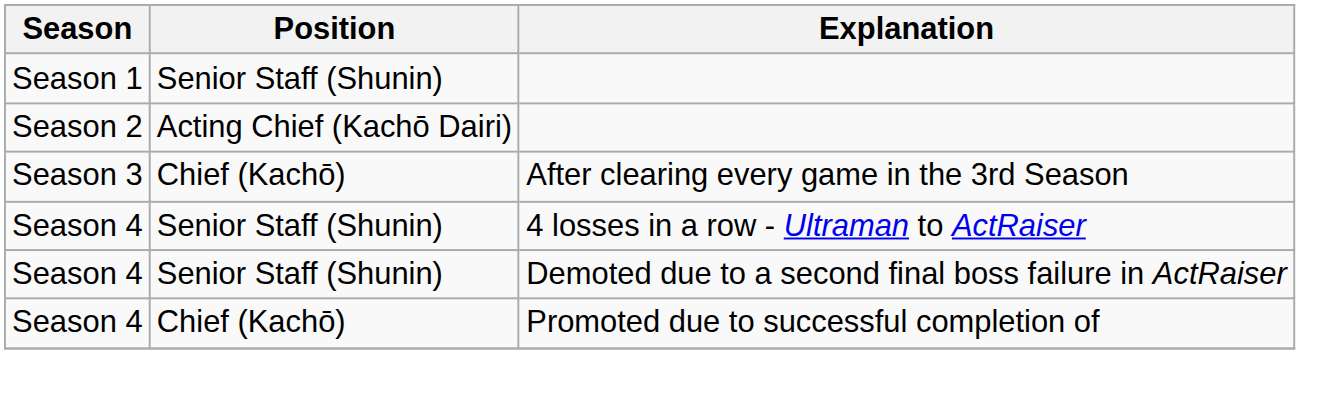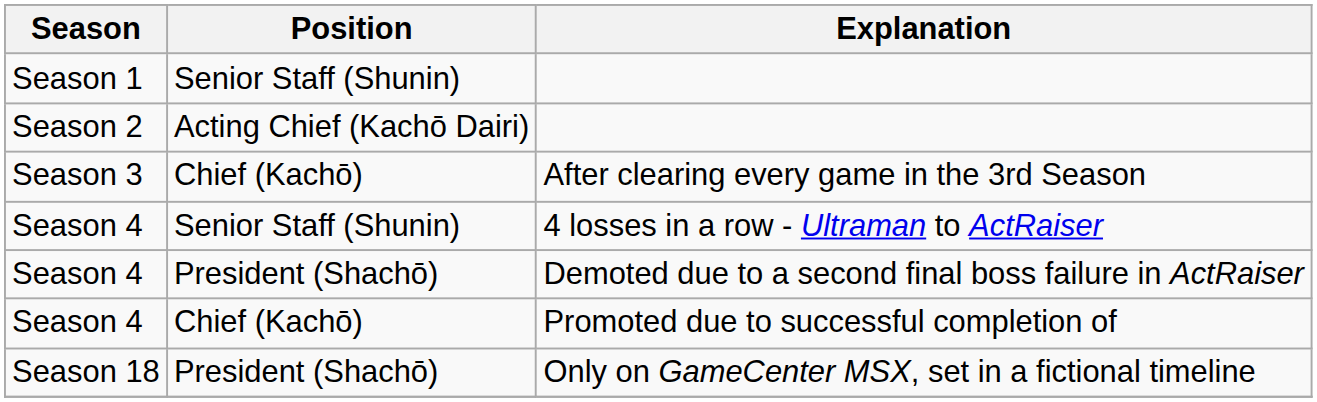(300, 273) Senior Staff (Shunin) -> (306, 273) President (Shachō)
+ row: (86, 371)
